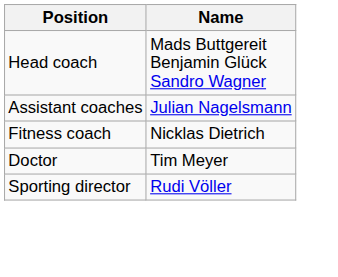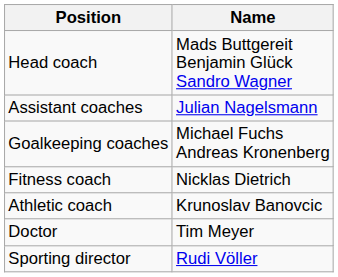+ row: (88, 143)
+ row: (60, 205)
